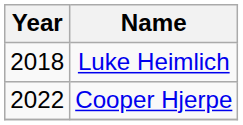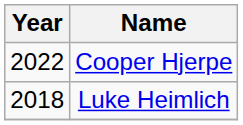rows swapped: (154, 61) <-> (154, 100)
